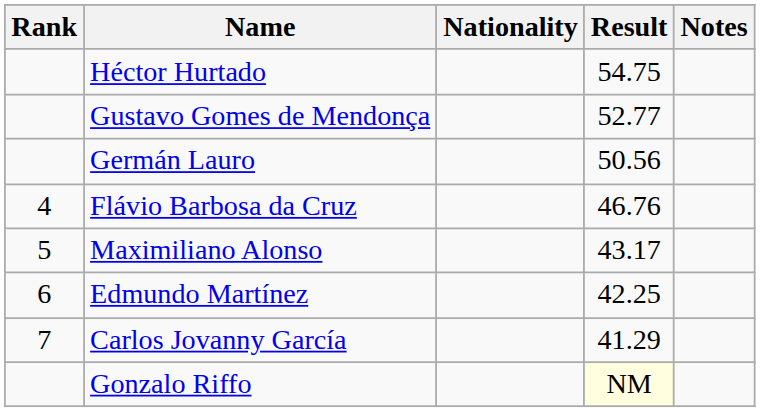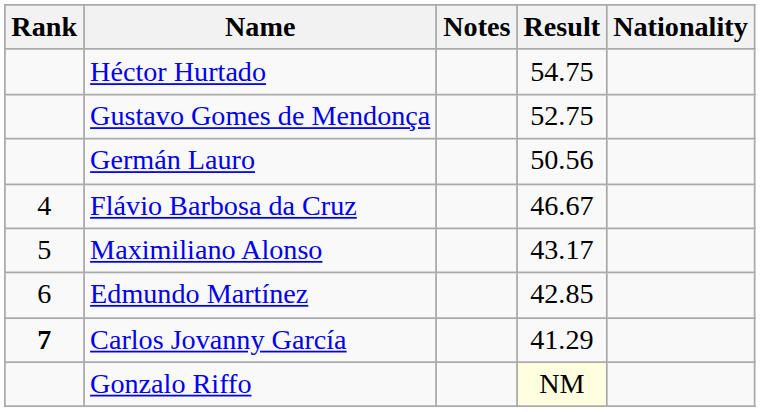columns swapped: (511, 26) <-> (714, 26)
(629, 116) 52.77 -> (562, 116) 52.75
(629, 205) 46.76 -> (562, 205) 46.67
(629, 294) 42.25 -> (562, 294) 42.85
(44, 339) normal -> (44, 339) bold
